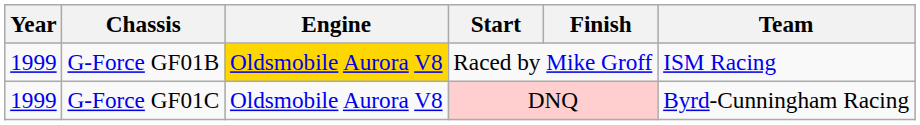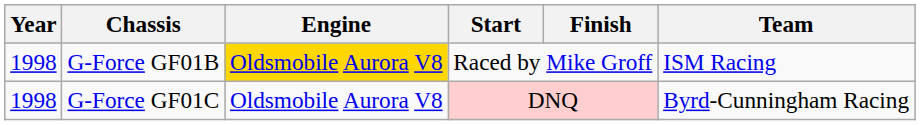(33, 62) 1999 -> (33, 62) 1998
(33, 100) 1999 -> (33, 100) 1998
